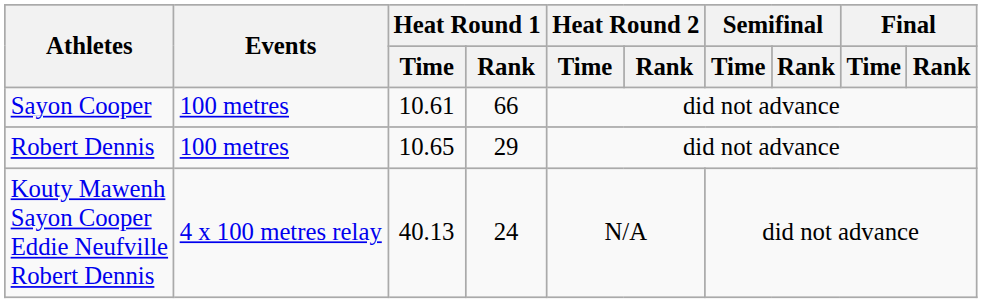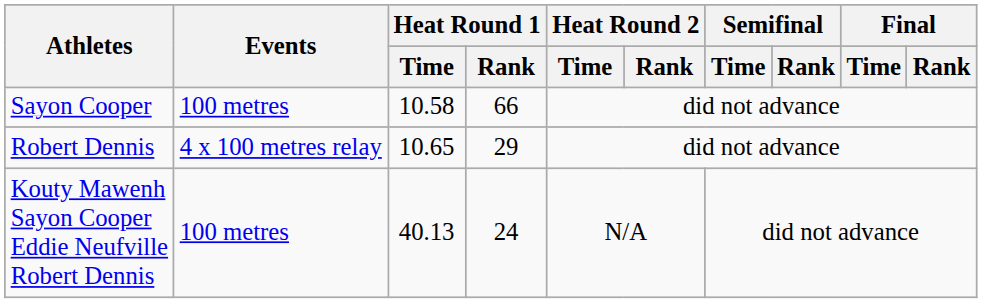(427, 107) 10.61 -> (427, 107) 10.58
(234, 147) 100 metres -> (281, 147) 4 x 100 metres relay
(281, 232) 4 x 100 metres relay -> (234, 232) 100 metres
